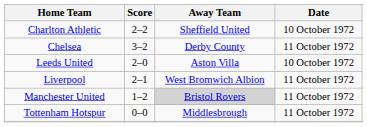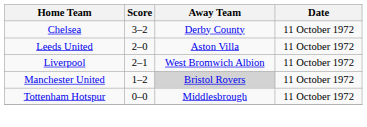- row: (65, 29)
(319, 63) 10 October 1972 -> (319, 46) 11 October 1972
